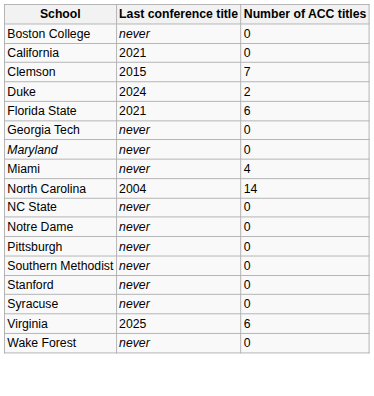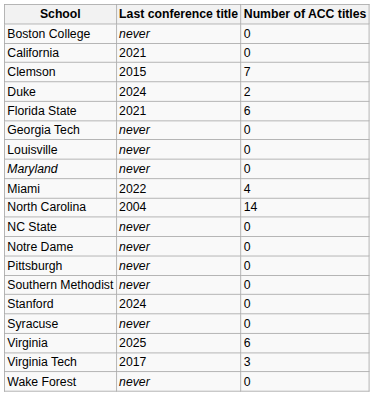+ row: (32, 150)
(134, 169) never -> (133, 189) 2022
(134, 285) never -> (133, 305) 2024
+ row: (42, 363)
